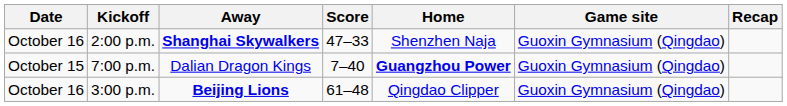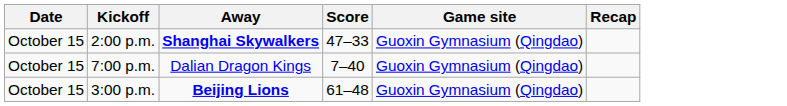- column: (443, 17)
(46, 41) October 16 -> (46, 41) October 15
(46, 90) October 16 -> (46, 90) October 15
